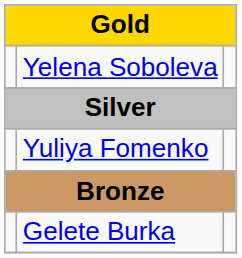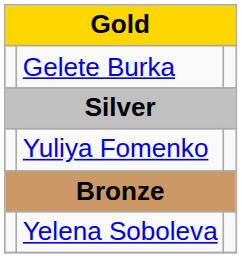rows swapped: (120, 66) <-> (99, 231)
